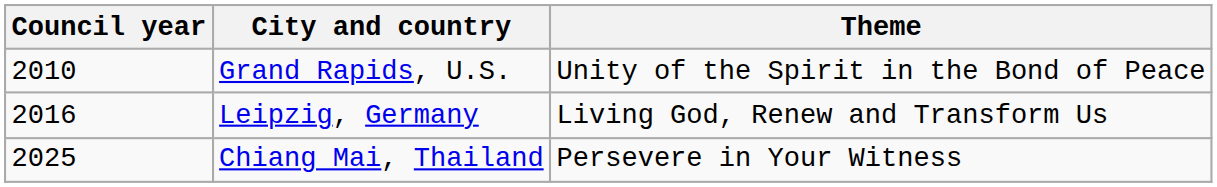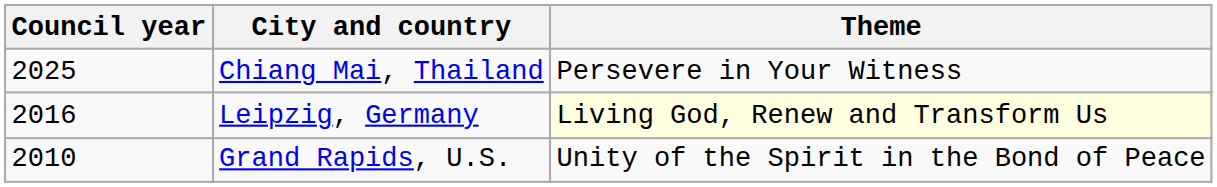rows swapped: (365, 71) <-> (381, 159)
(832, 115) no background -> (832, 115) lightyellow background
